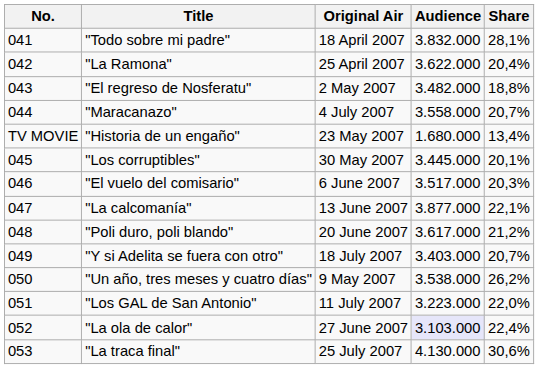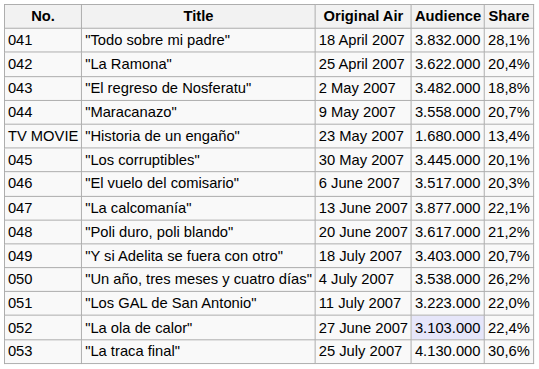(356, 111) 4 July 2007 -> (357, 111) 9 May 2007
(357, 279) 9 May 2007 -> (356, 279) 4 July 2007
